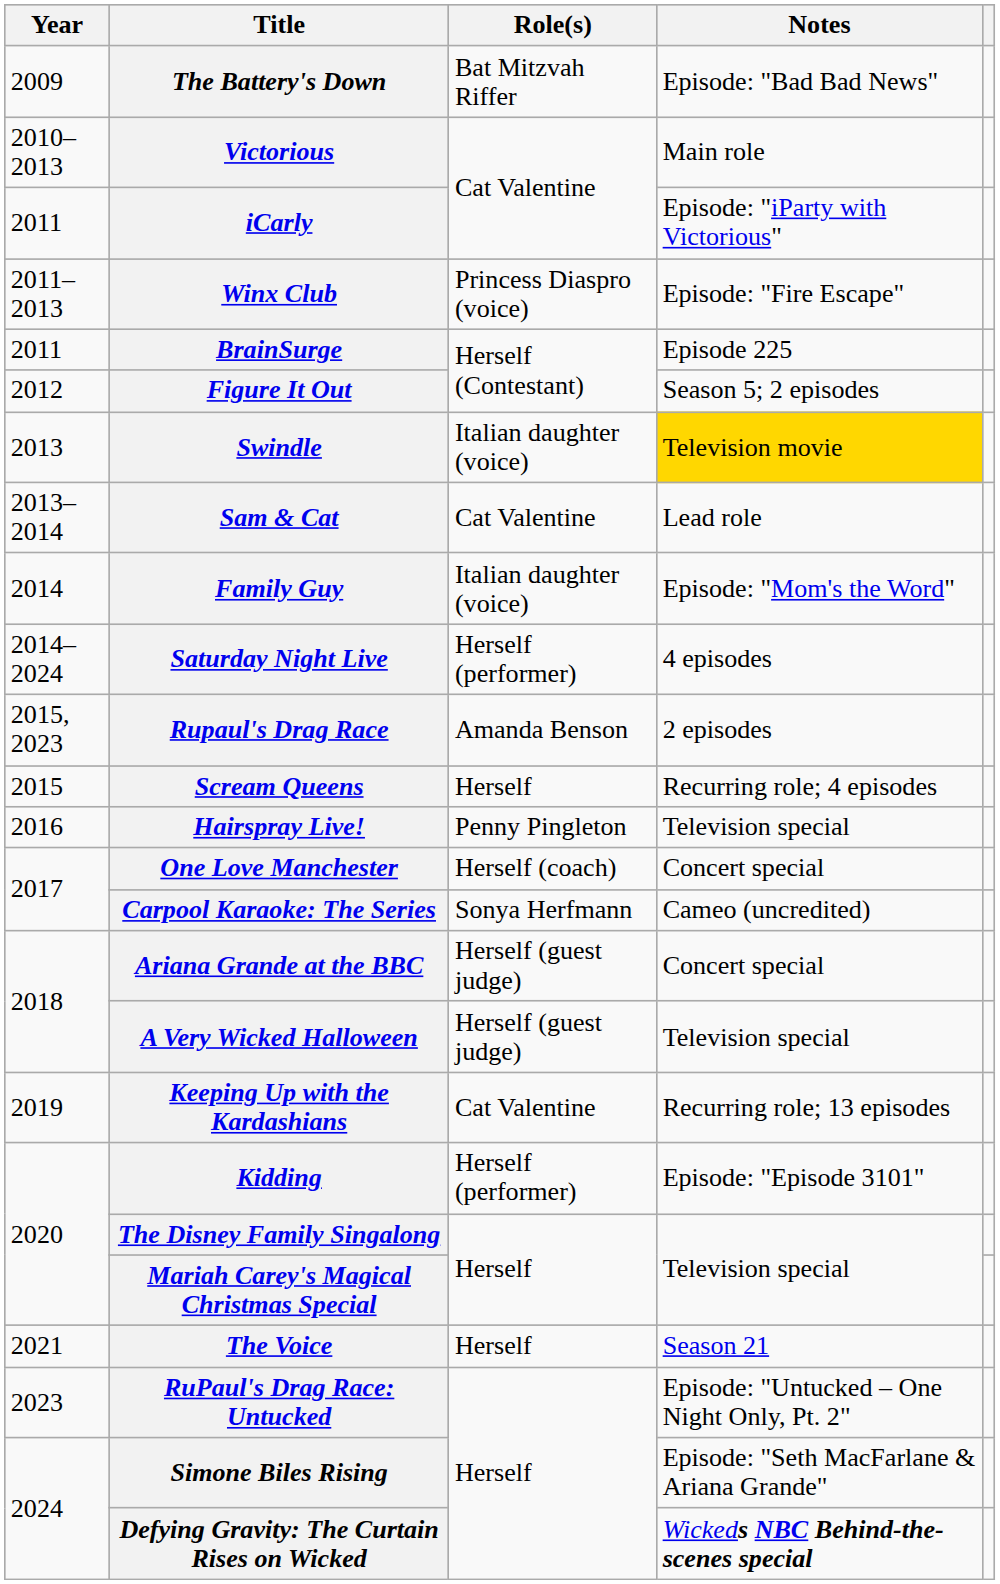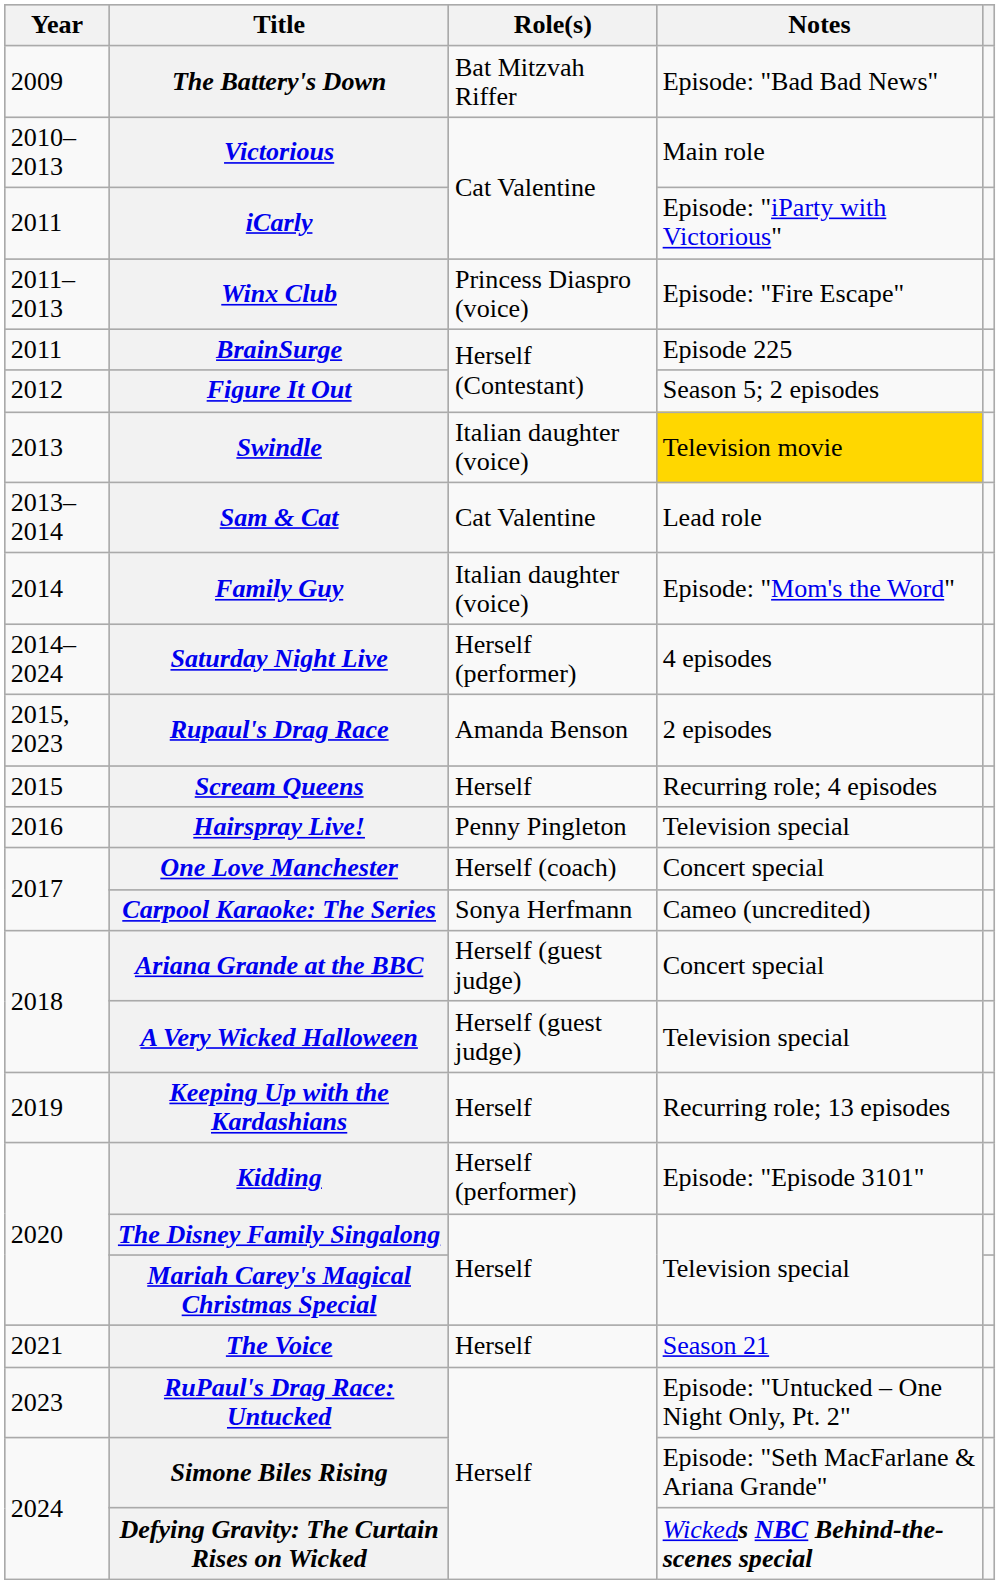(525, 1107) Cat Valentine -> (493, 1107) Herself
